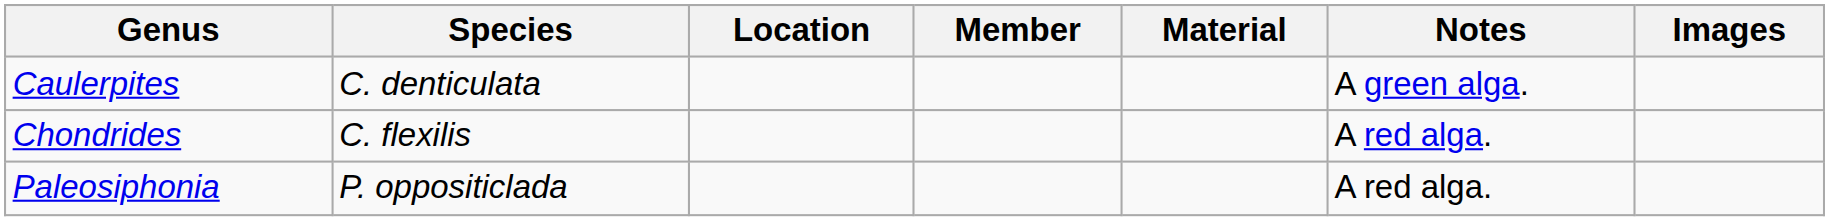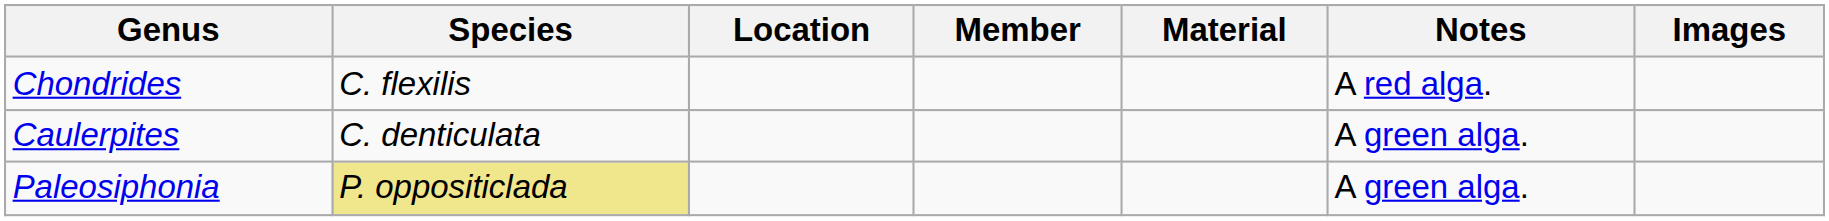rows swapped: (96, 82) <-> (97, 135)
(453, 187) no background -> (453, 187) khaki background
(1413, 187) A red alga. -> (1432, 187) A green alga.
